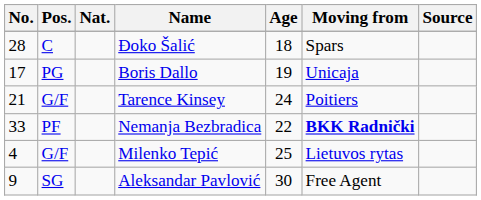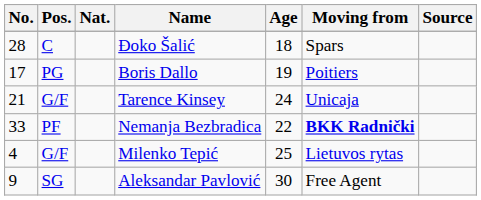(332, 72) Unicaja -> (332, 72) Poitiers
(332, 99) Poitiers -> (332, 99) Unicaja
